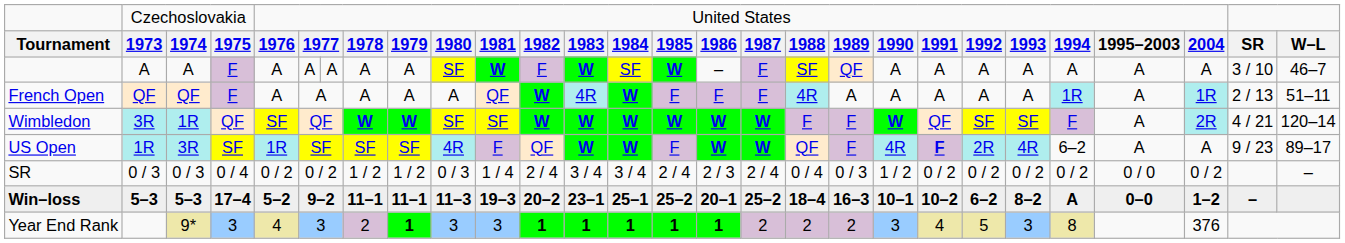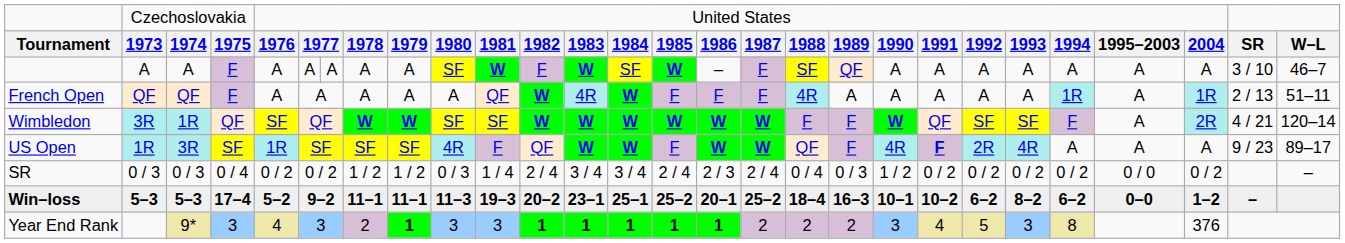(1072, 148) 6–2 -> (1072, 148) A
(1072, 199) A -> (1072, 199) 6–2
